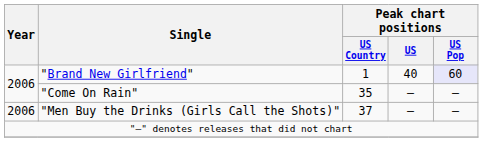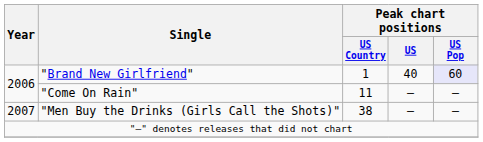(366, 93) 35 -> (366, 93) 11
(21, 112) 2006 -> (21, 112) 2007
(366, 112) 37 -> (366, 112) 38
